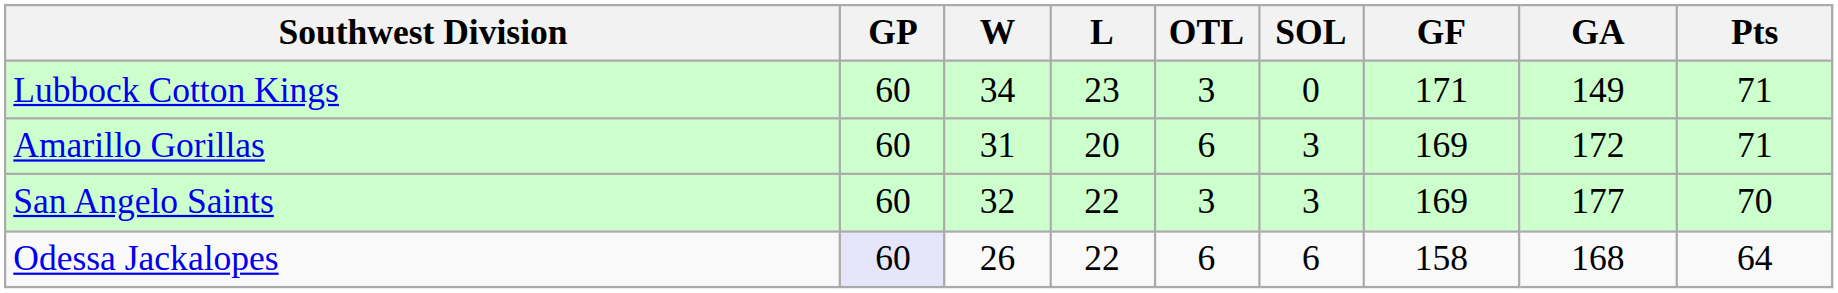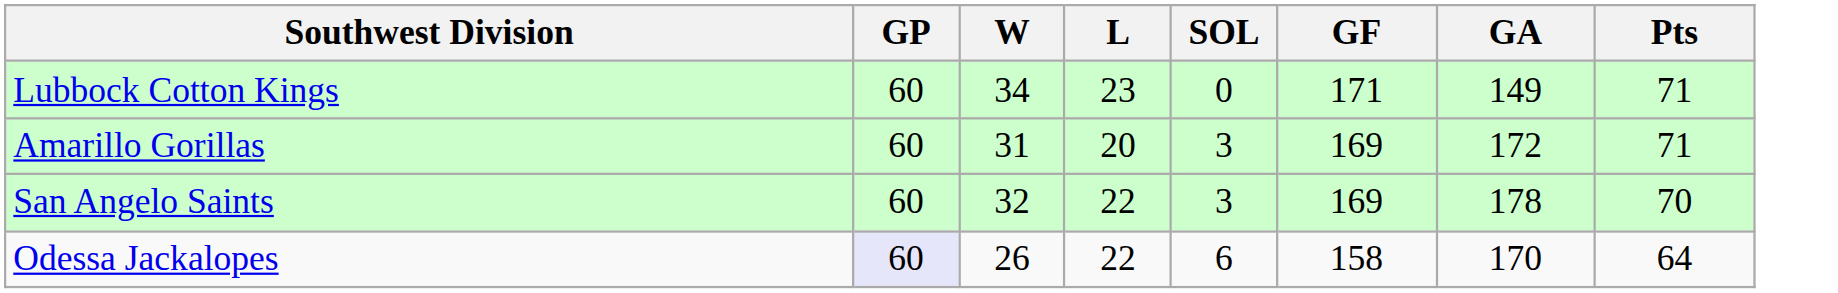- column: (1206, 32)
(1598, 201) 177 -> (1515, 201) 178
(1598, 257) 168 -> (1515, 257) 170
